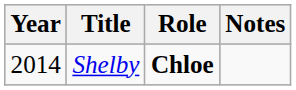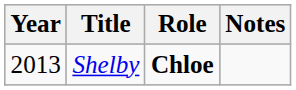(36, 64) 2014 -> (36, 64) 2013
